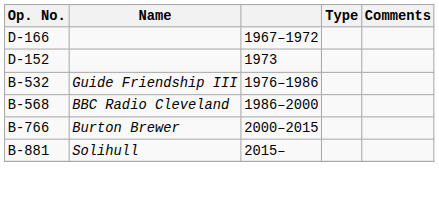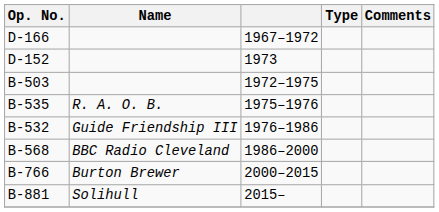+ row: (28, 83)
+ row: (28, 106)
